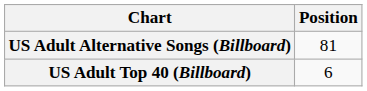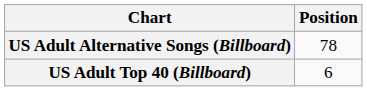(328, 45) 81 -> (328, 45) 78
